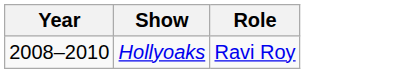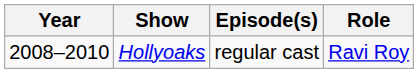+ column: (267, 20)
